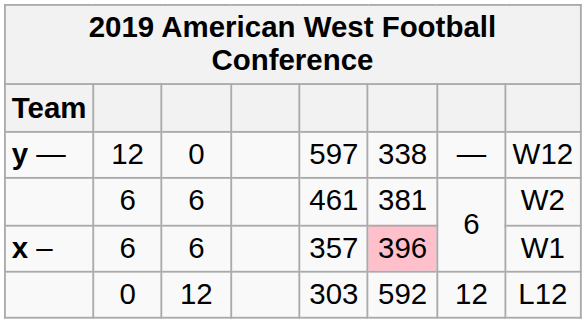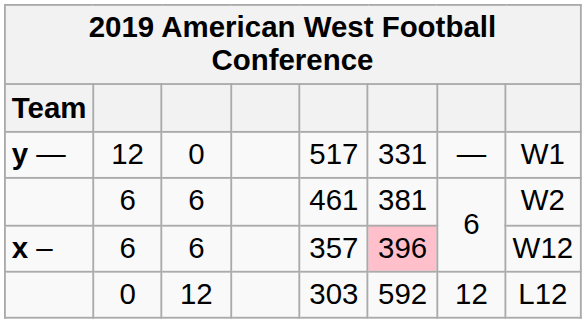(334, 154) 597 -> (334, 154) 517
(403, 154) 338 -> (403, 154) 331
(543, 154) W12 -> (543, 154) W1
(543, 247) W1 -> (543, 247) W12
